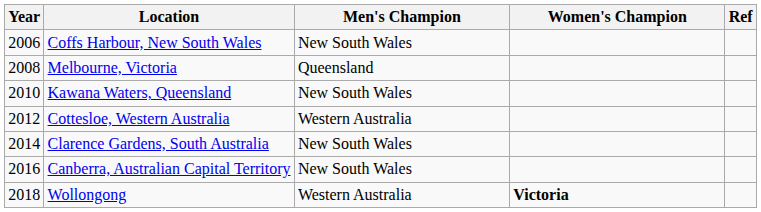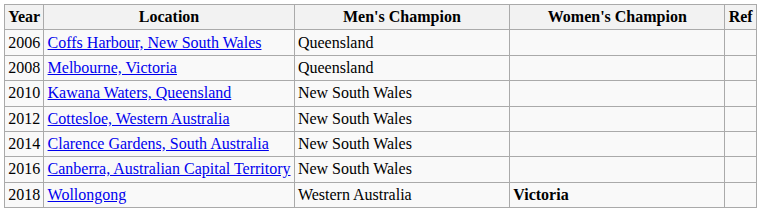(355, 42) New South Wales -> (336, 42) Queensland
(355, 118) Western Australia -> (355, 118) New South Wales
